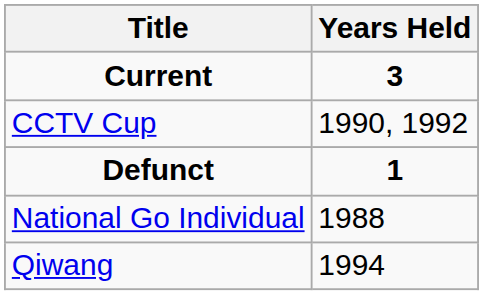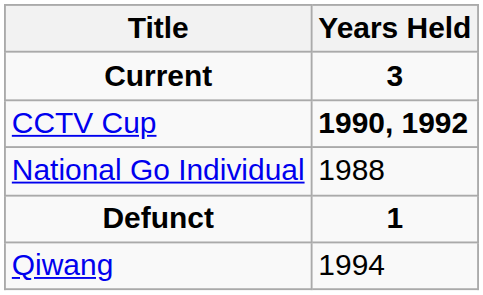(393, 123) normal -> (393, 123) bold
rows swapped: (158, 218) <-> (158, 170)
